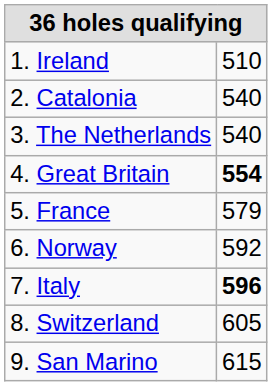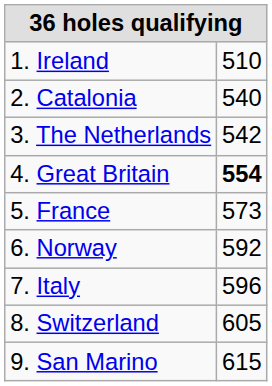(242, 135) 540 -> (242, 135) 542
(242, 211) 579 -> (242, 211) 573
(242, 286) bold -> (242, 286) normal
